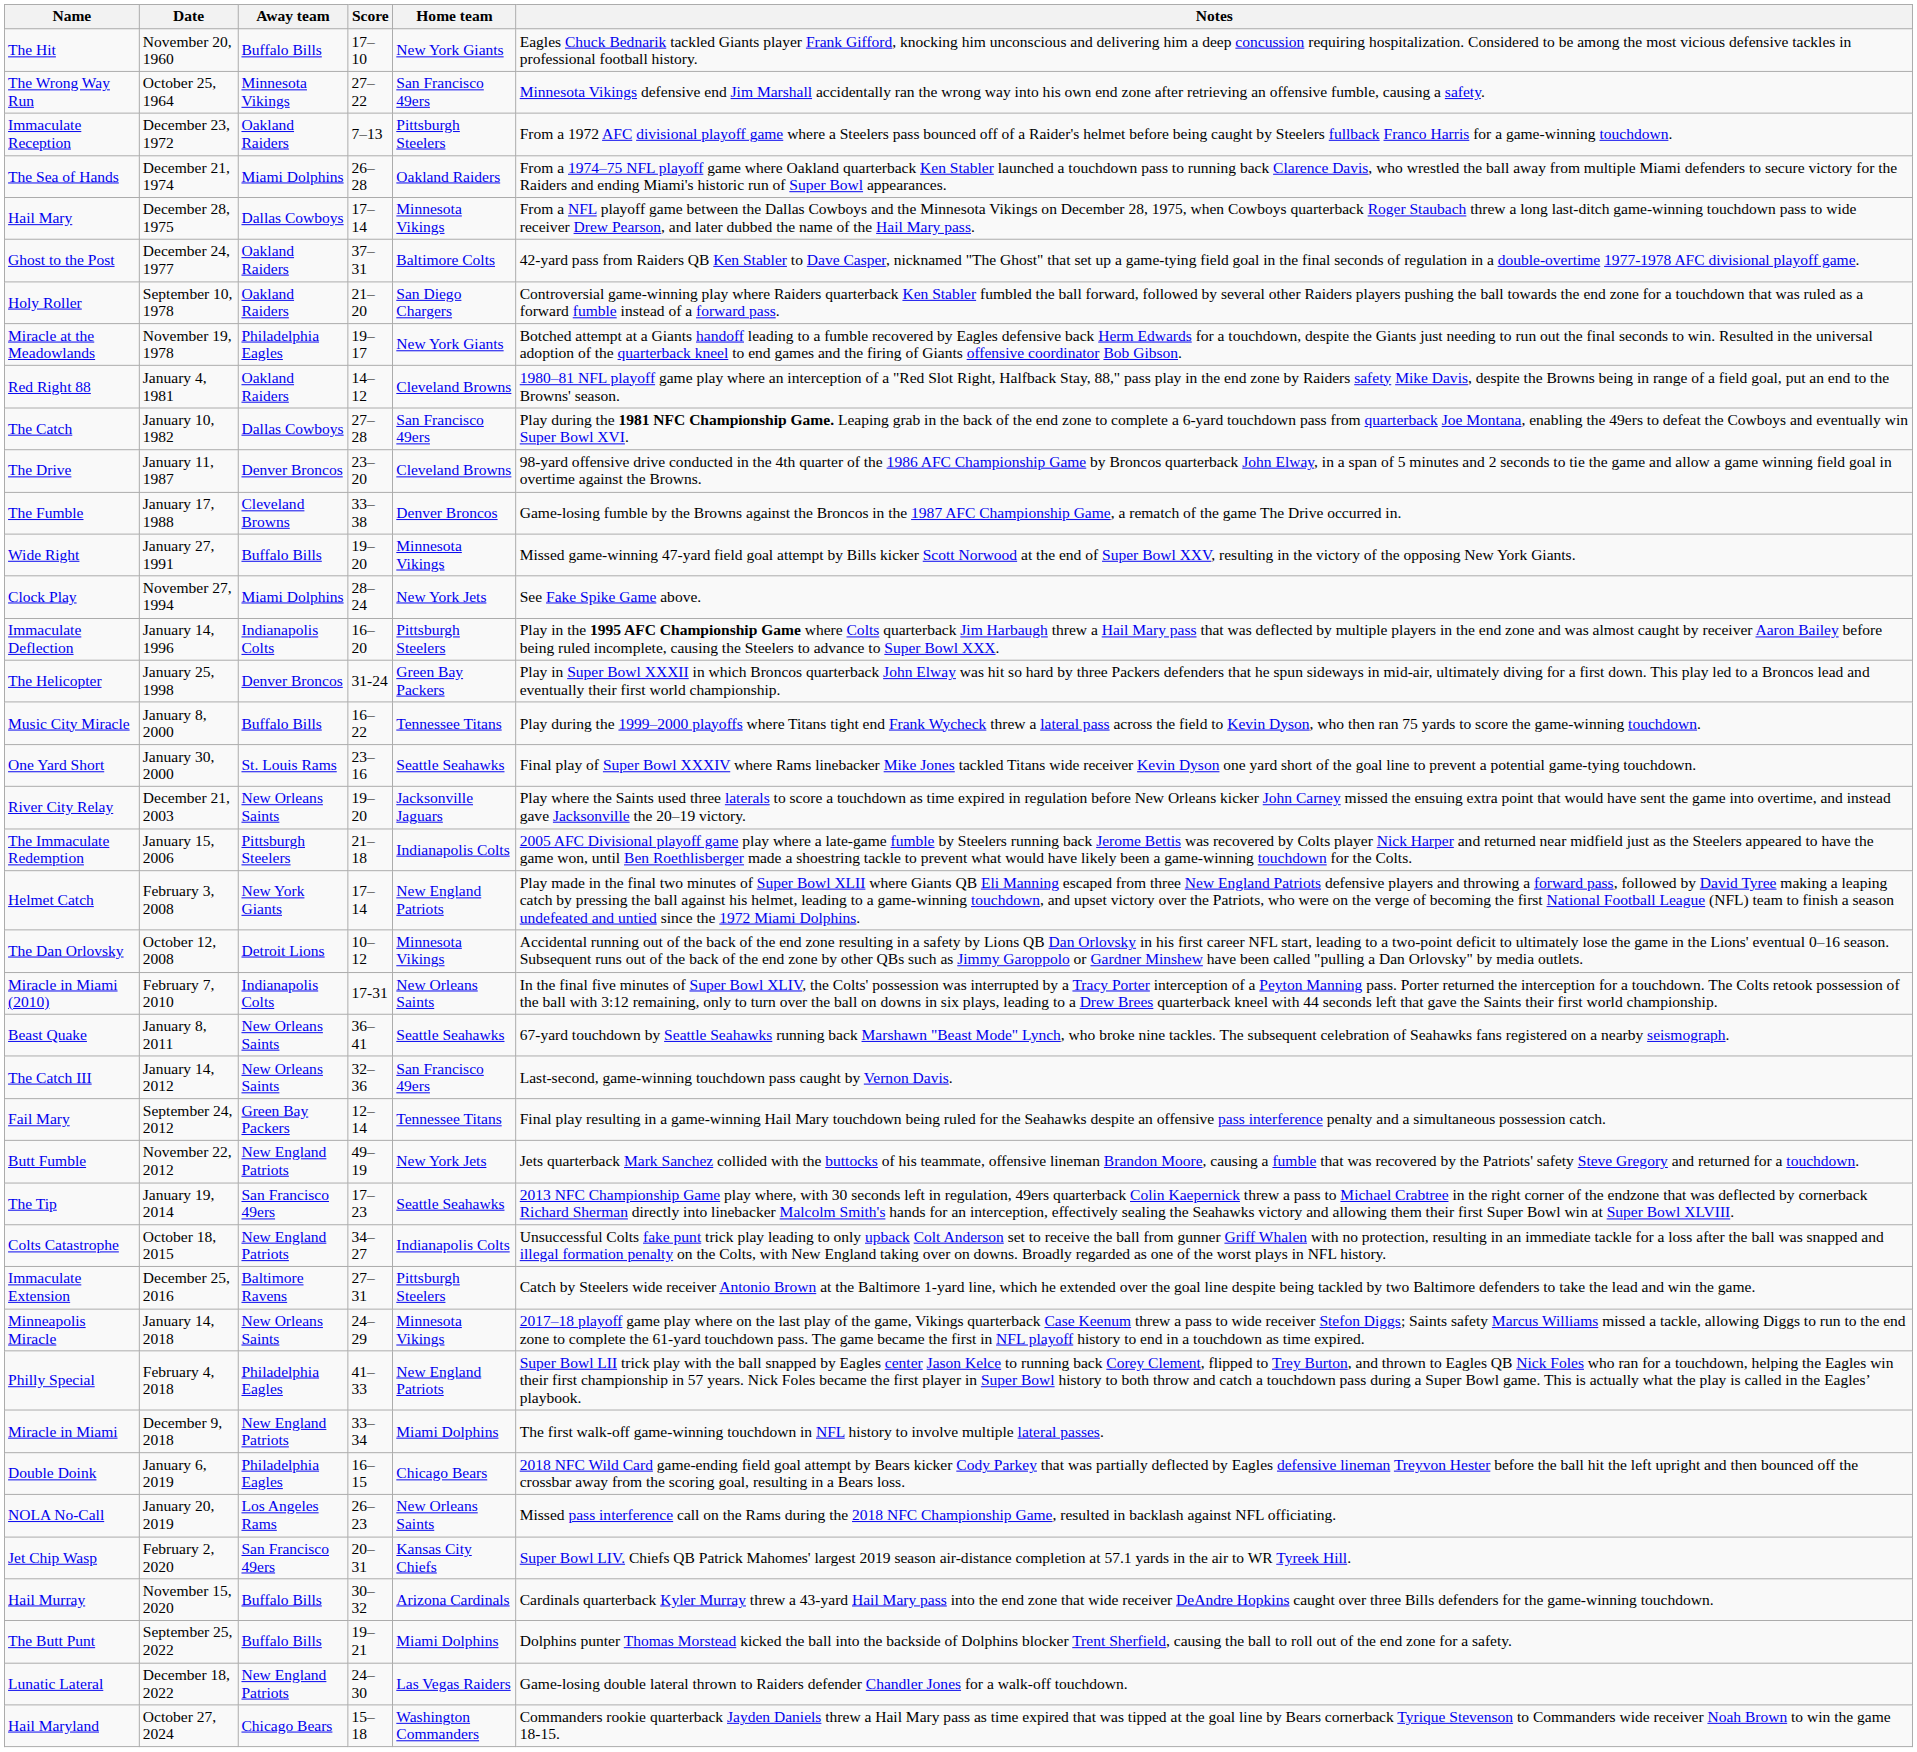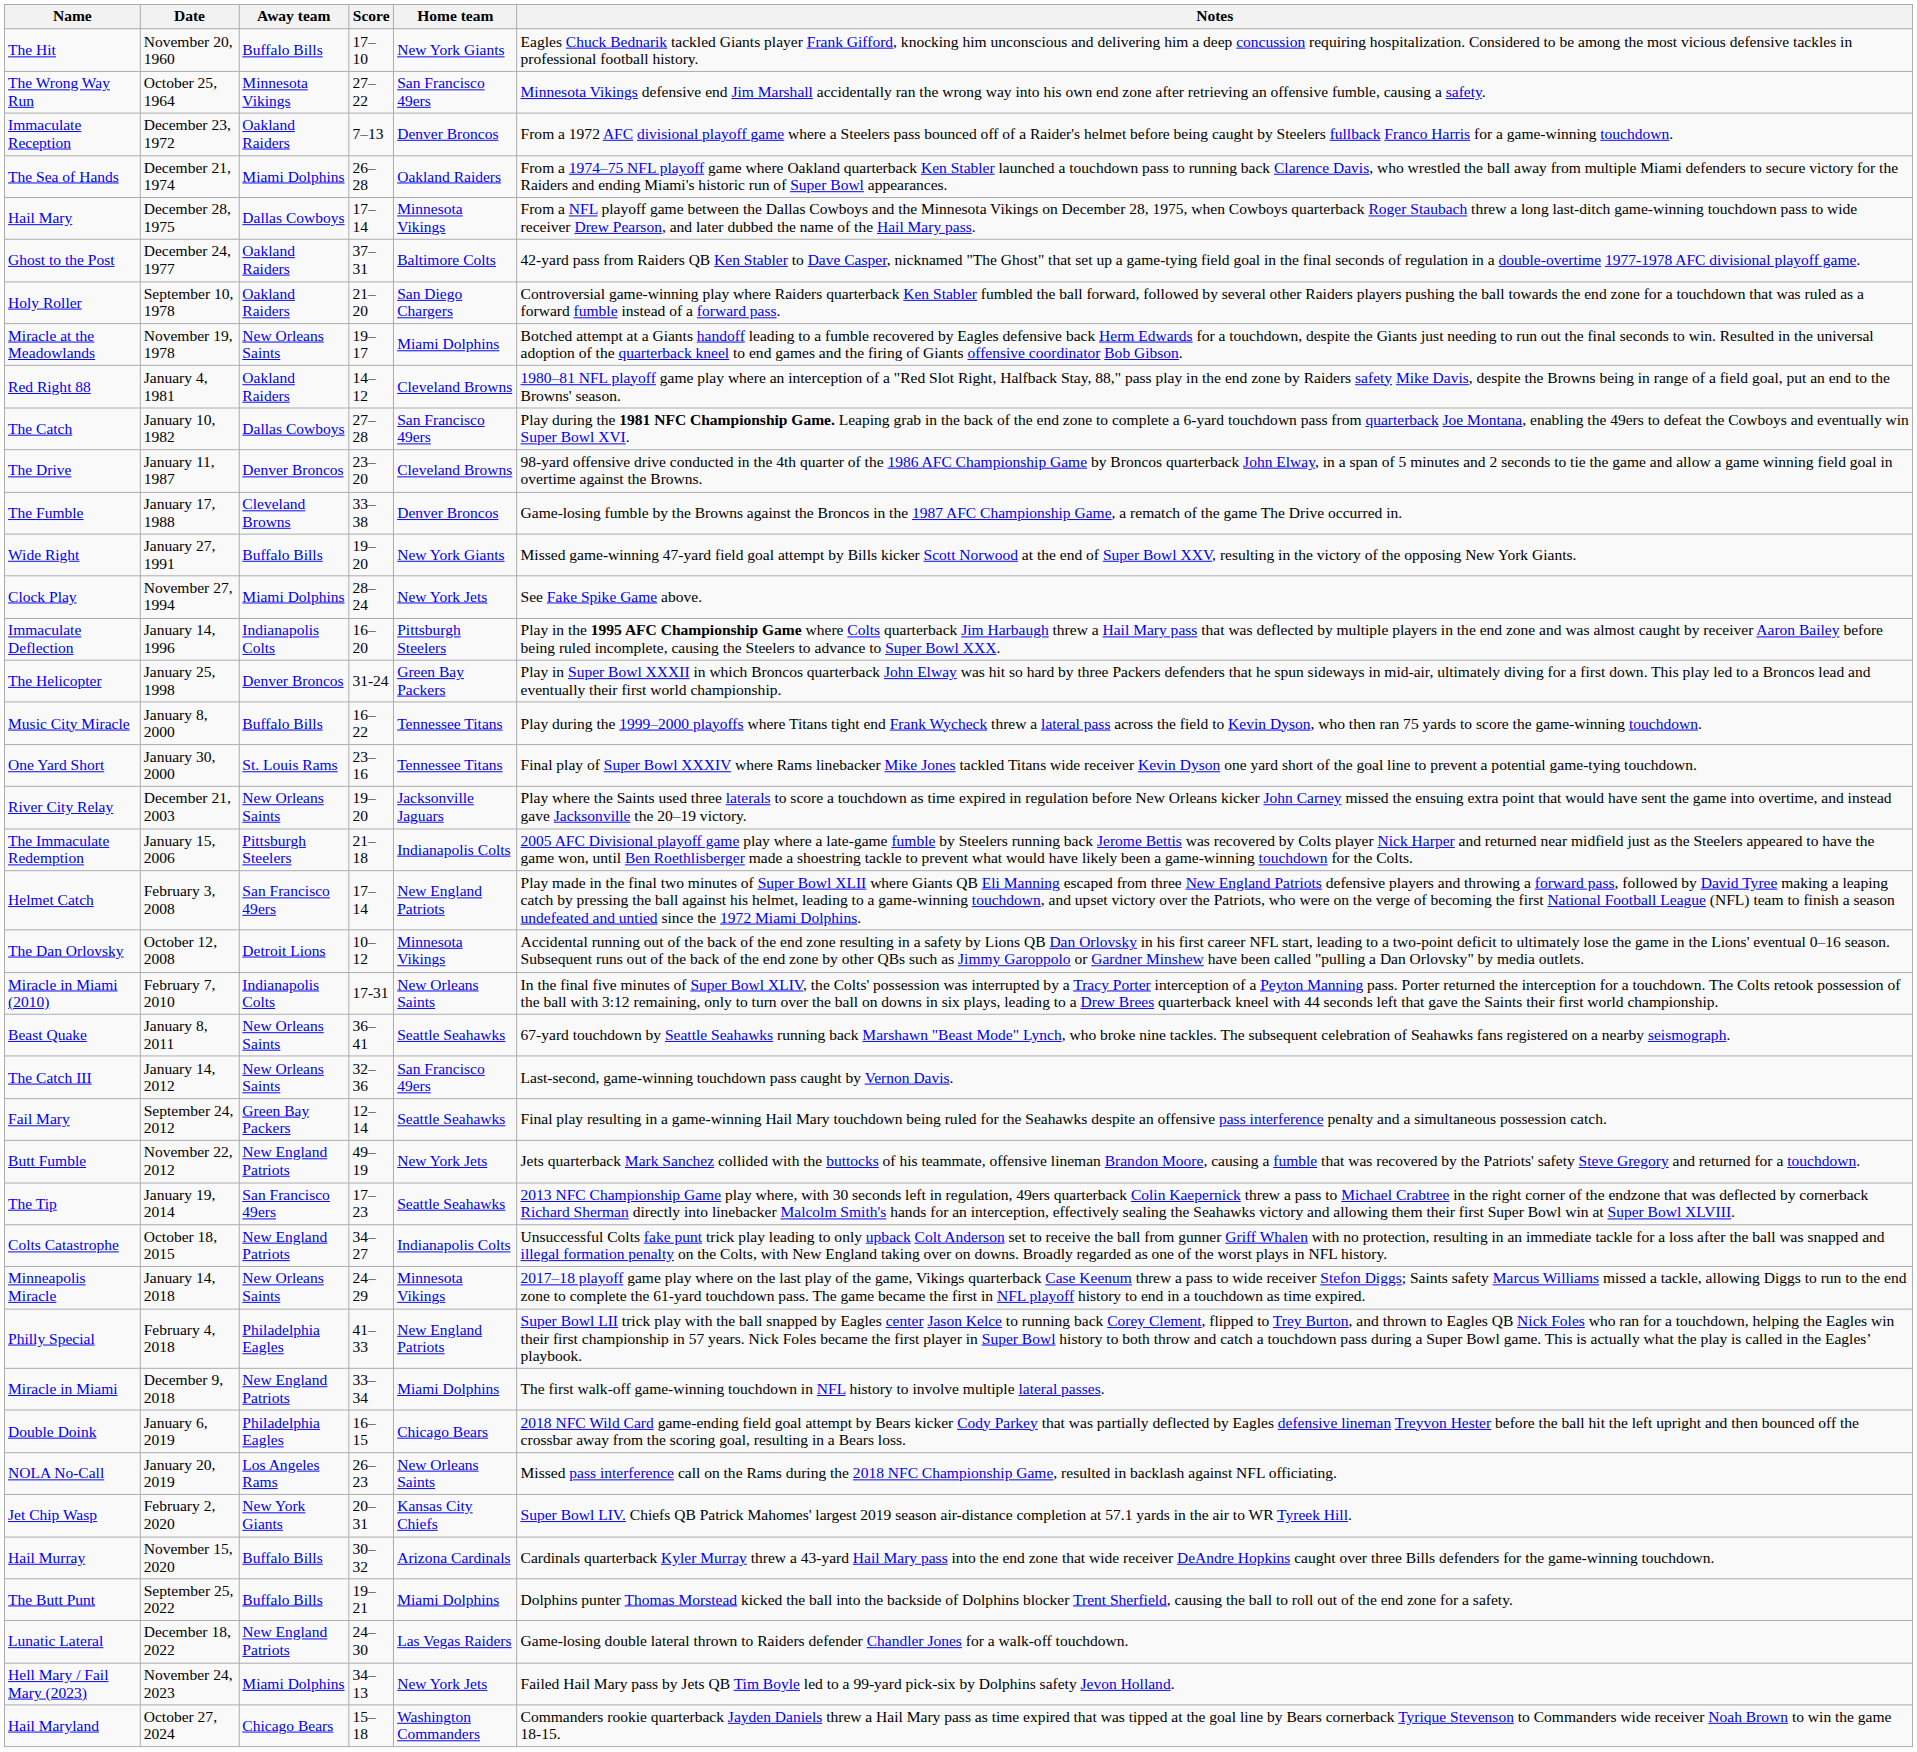(428, 134) Pittsburgh Steelers -> (448, 134) Denver Broncos
(280, 344) Philadelphia Eagles -> (283, 344) New Orleans Saints
(450, 344) New York Giants -> (448, 344) Miami Dolphins
(429, 555) Minnesota Vikings -> (451, 555) New York Giants
(450, 765) Seattle Seahawks -> (450, 765) Tennessee Titans
(273, 900) New York Giants -> (286, 900) San Francisco 49ers
(449, 1119) Tennessee Titans -> (451, 1119) Seattle Seahawks
- row: (45, 1287)
(285, 1557) San Francisco 49ers -> (274, 1515) New York Giants
+ row: (58, 1683)
